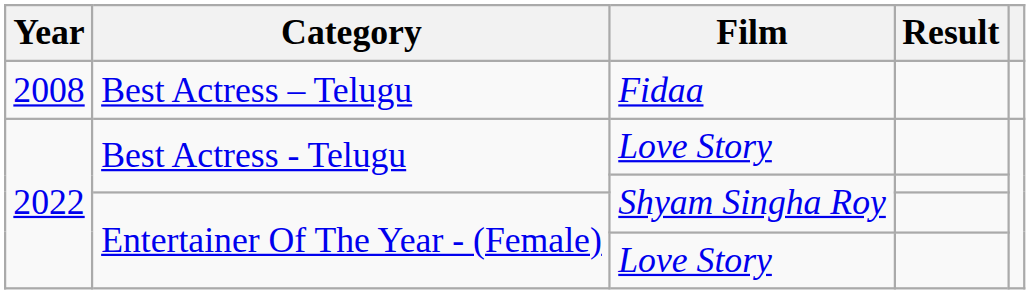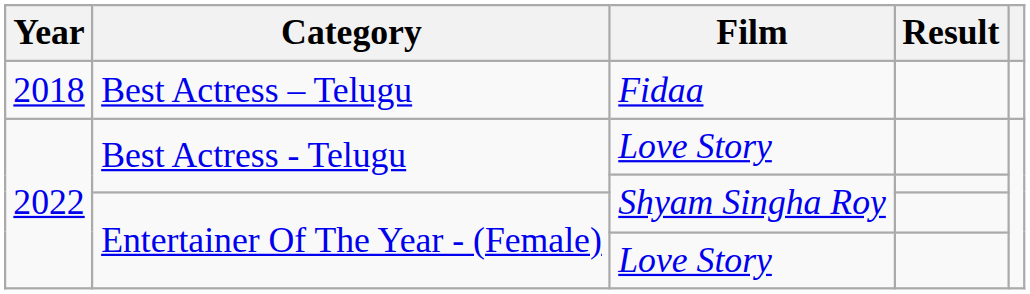(49, 89) 2008 -> (49, 89) 2018
